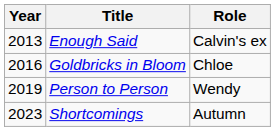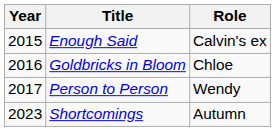(25, 41) 2013 -> (25, 41) 2015
(25, 89) 2019 -> (25, 89) 2017
